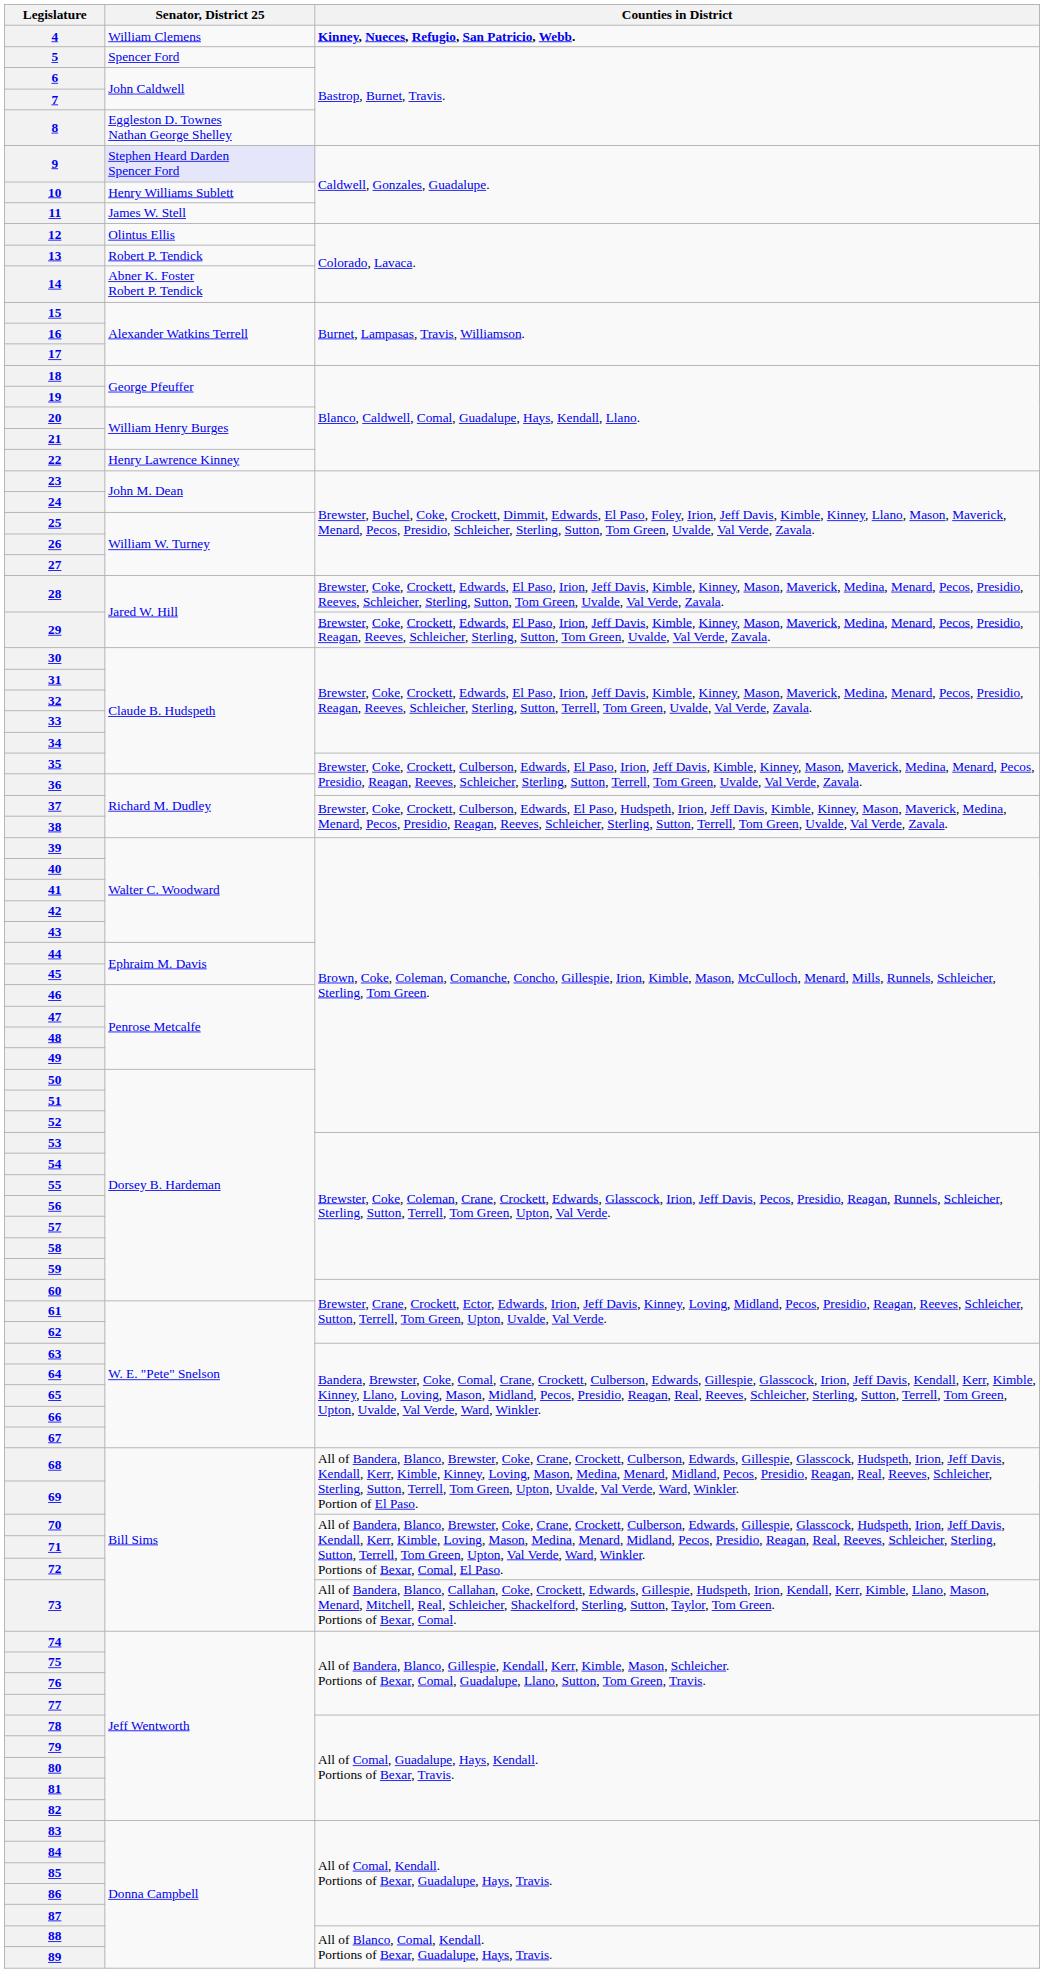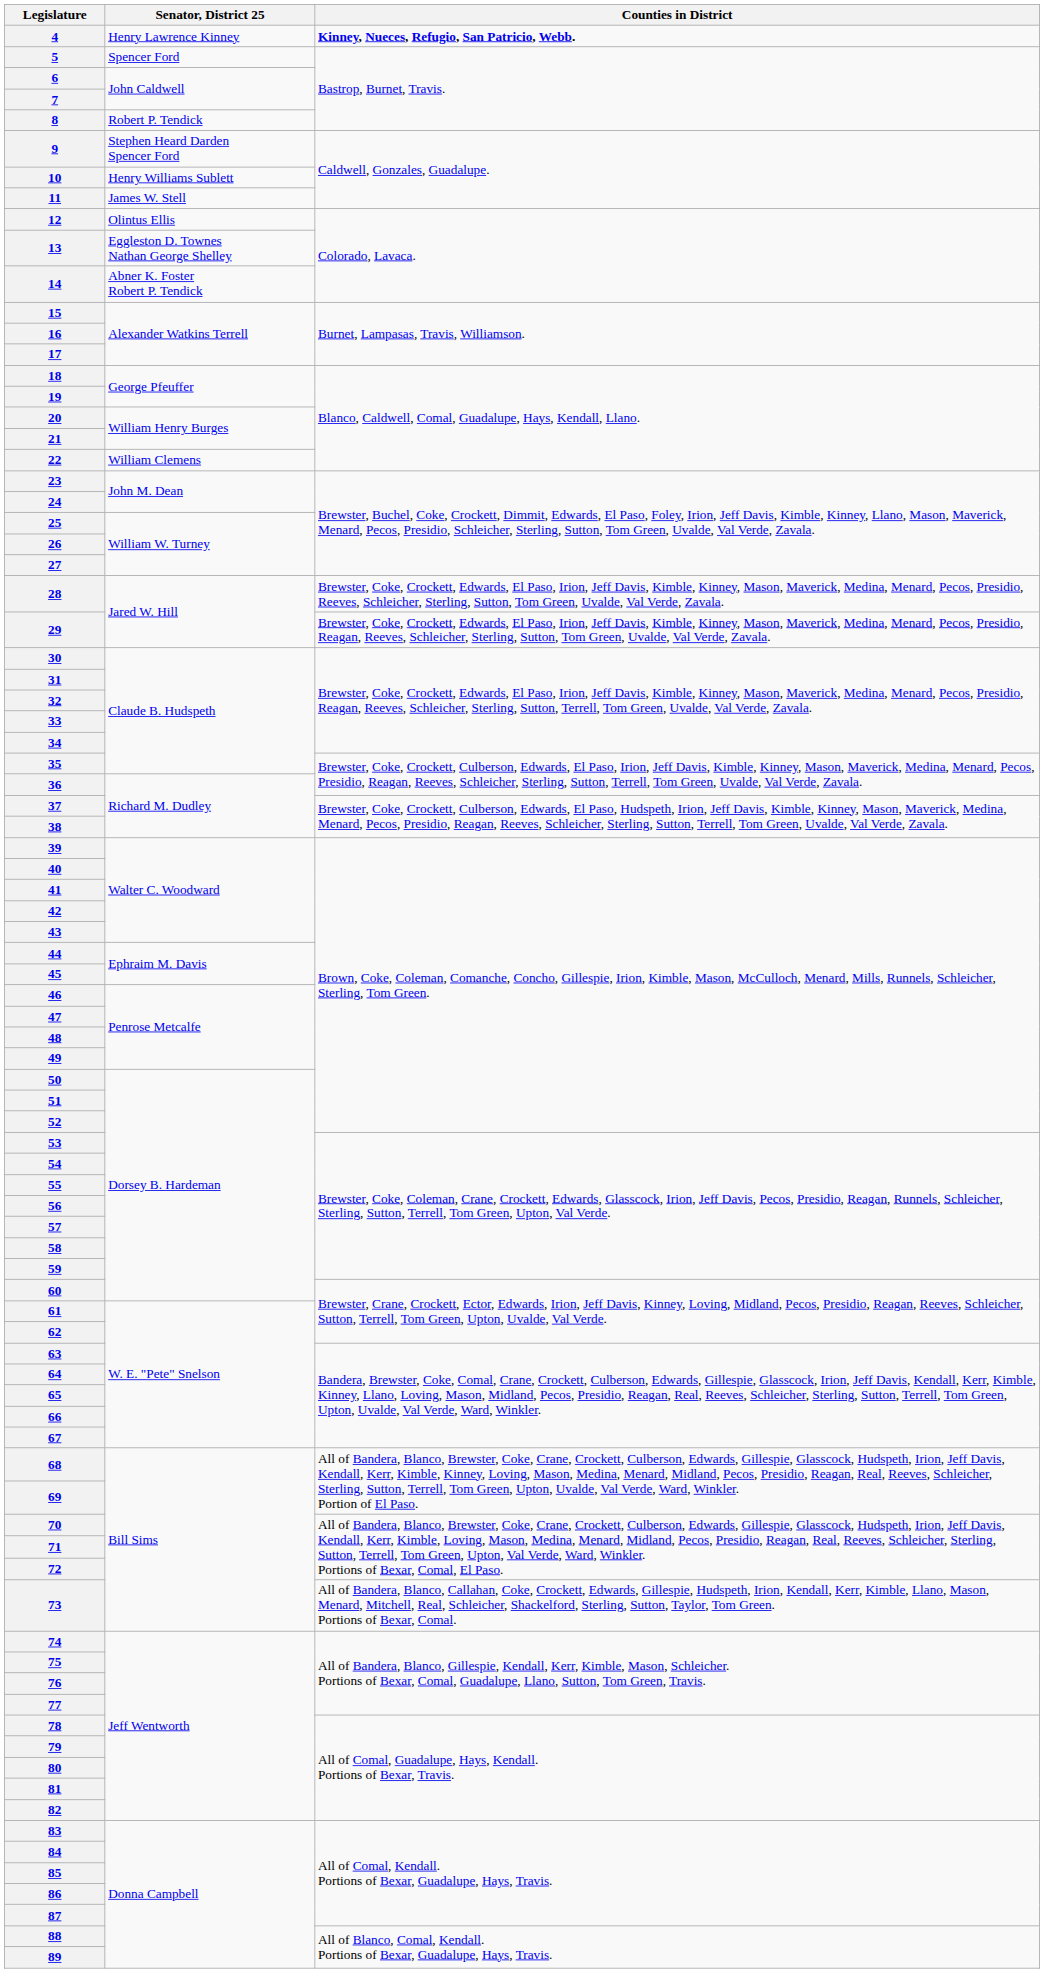(155, 36) William Clemens -> (174, 36) Henry Lawrence Kinney
(170, 127) Eggleston D. Townes Nathan George Shelley -> (155, 120) Robert P. Tendick
(169, 163) lavender background -> (169, 148) no background
(155, 255) Robert P. Tendick -> (170, 248) Eggleston D. Townes Nathan George Shelley
(174, 460) Henry Lawrence Kinney -> (155, 460) William Clemens
